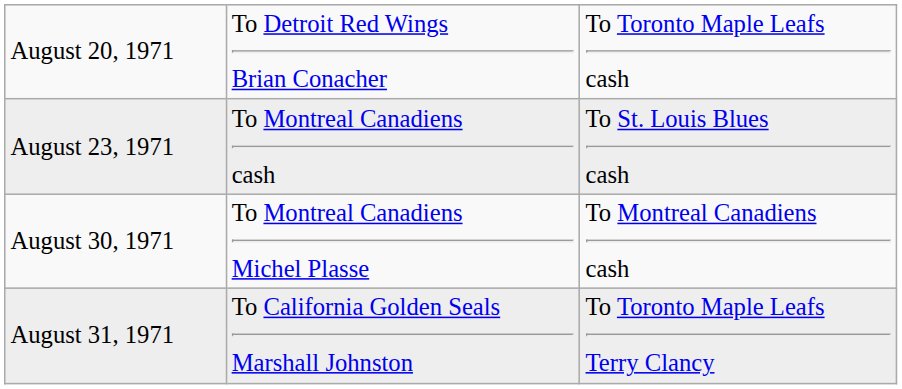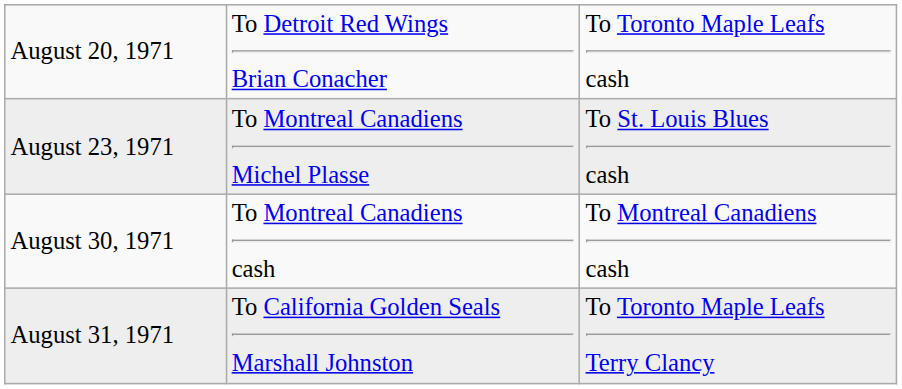(403, 146) To Montreal Canadiens cash -> (403, 146) To Montreal Canadiens Michel Plasse
(403, 240) To Montreal Canadiens Michel Plasse -> (403, 240) To Montreal Canadiens cash
